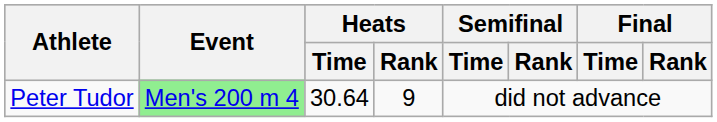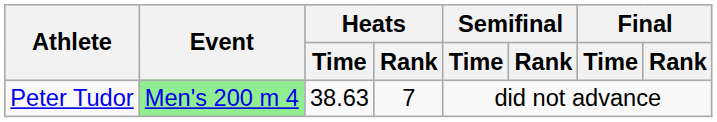(339, 98) 30.64 -> (339, 98) 38.63
(409, 98) 9 -> (409, 98) 7
